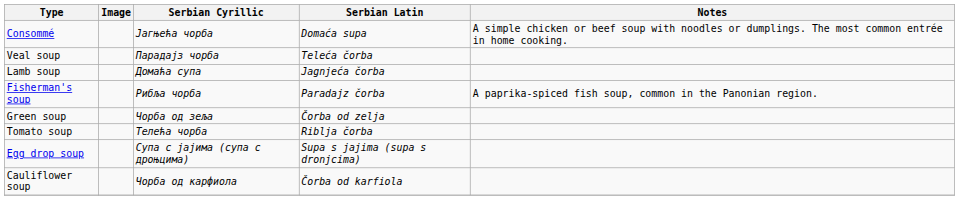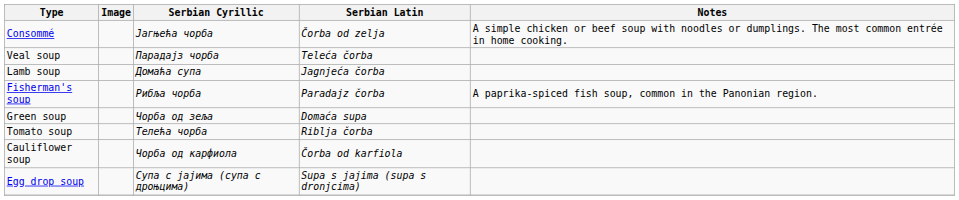(334, 34) Domaća supa -> (343, 34) Čorba od zelja
(343, 116) Čorba od zelja -> (334, 116) Domaća supa
rows swapped: (39, 181) <-> (45, 154)
